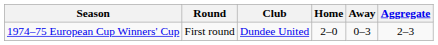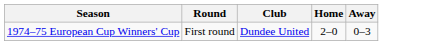- column: (406, 13)
